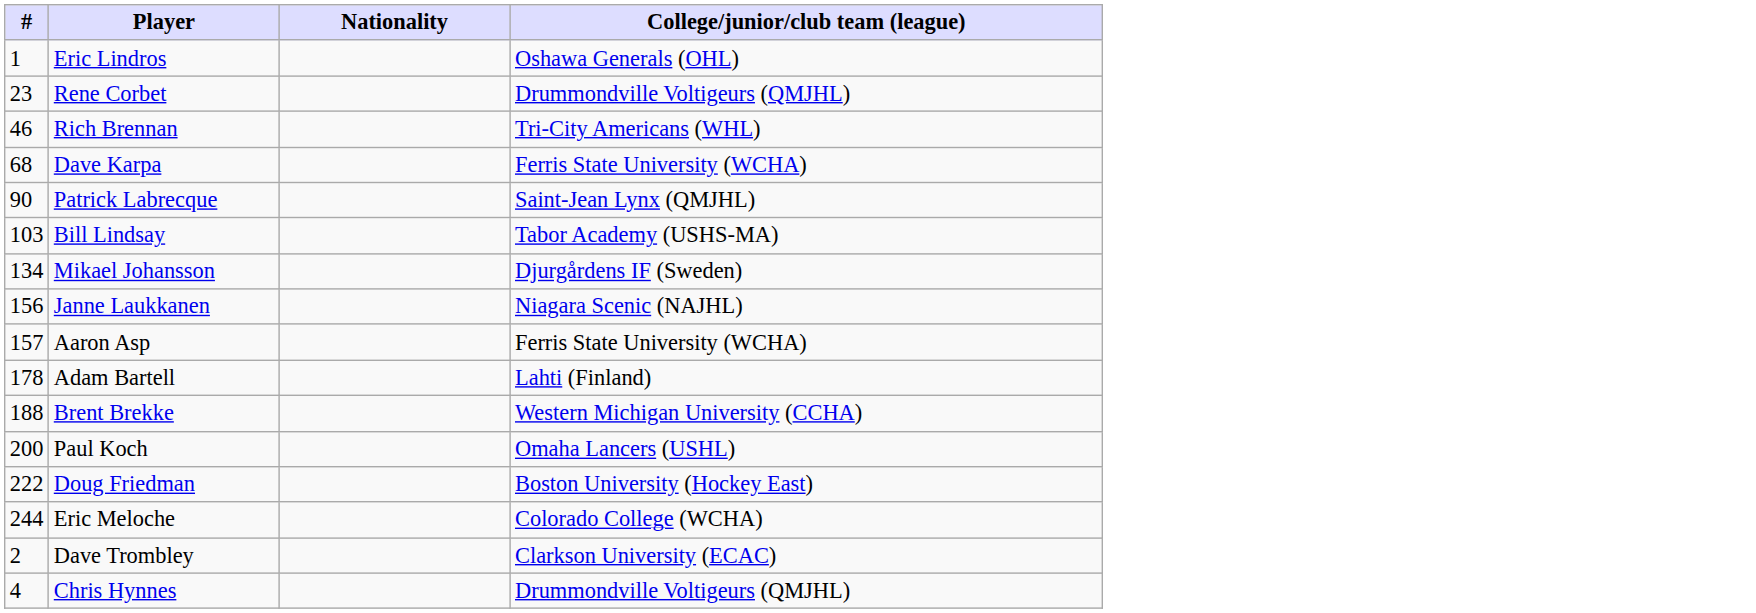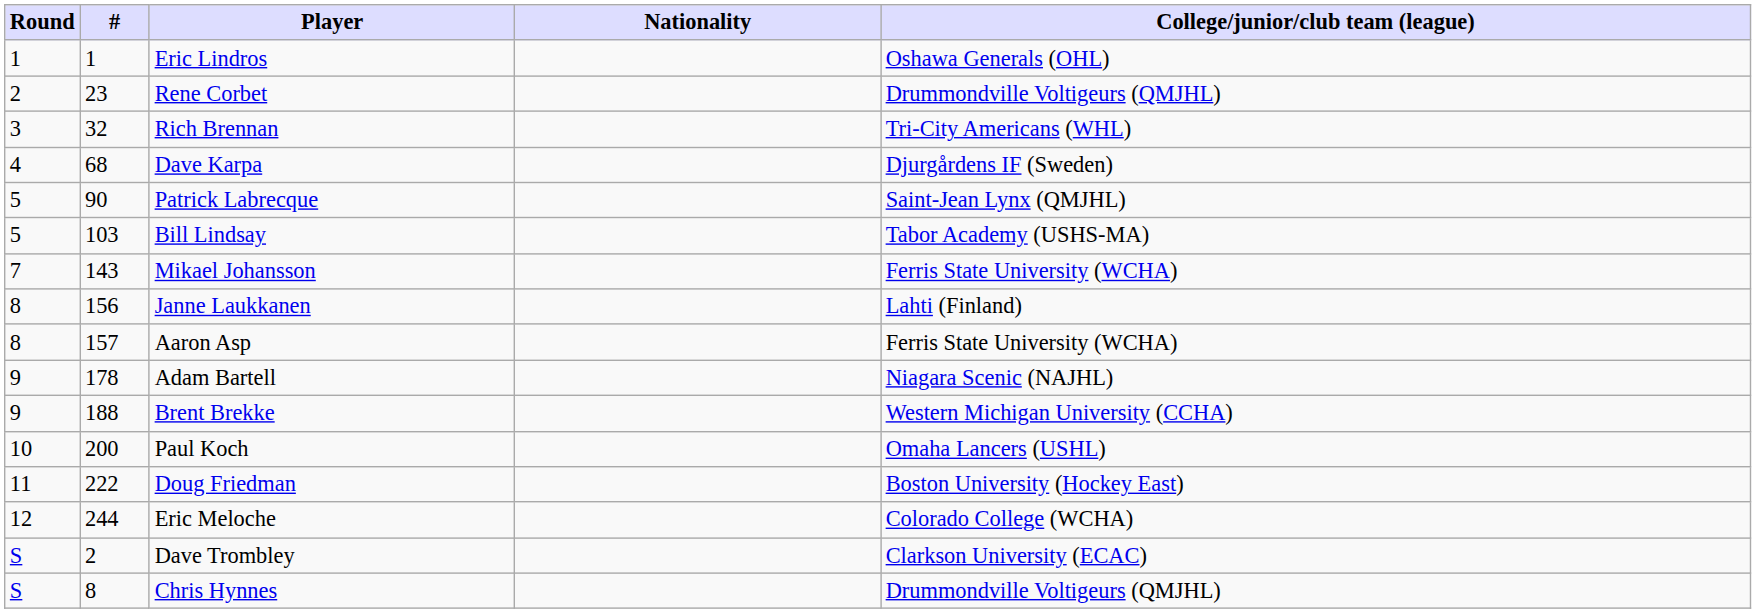+ column: (42, 22)
(21, 128) 46 -> (96, 128) 32
(661, 164) Ferris State University (WCHA) -> (999, 164) Djurgårdens IF (Sweden)
(27, 270) 134 -> (102, 270) 143
(629, 270) Djurgårdens IF (Sweden) -> (1032, 270) Ferris State University (WCHA)
(629, 306) Niagara Scenic (NAJHL) -> (954, 306) Lahti (Finland)
(583, 377) Lahti (Finland) -> (999, 377) Niagara Scenic (NAJHL)
(15, 590) 4 -> (91, 590) 8
